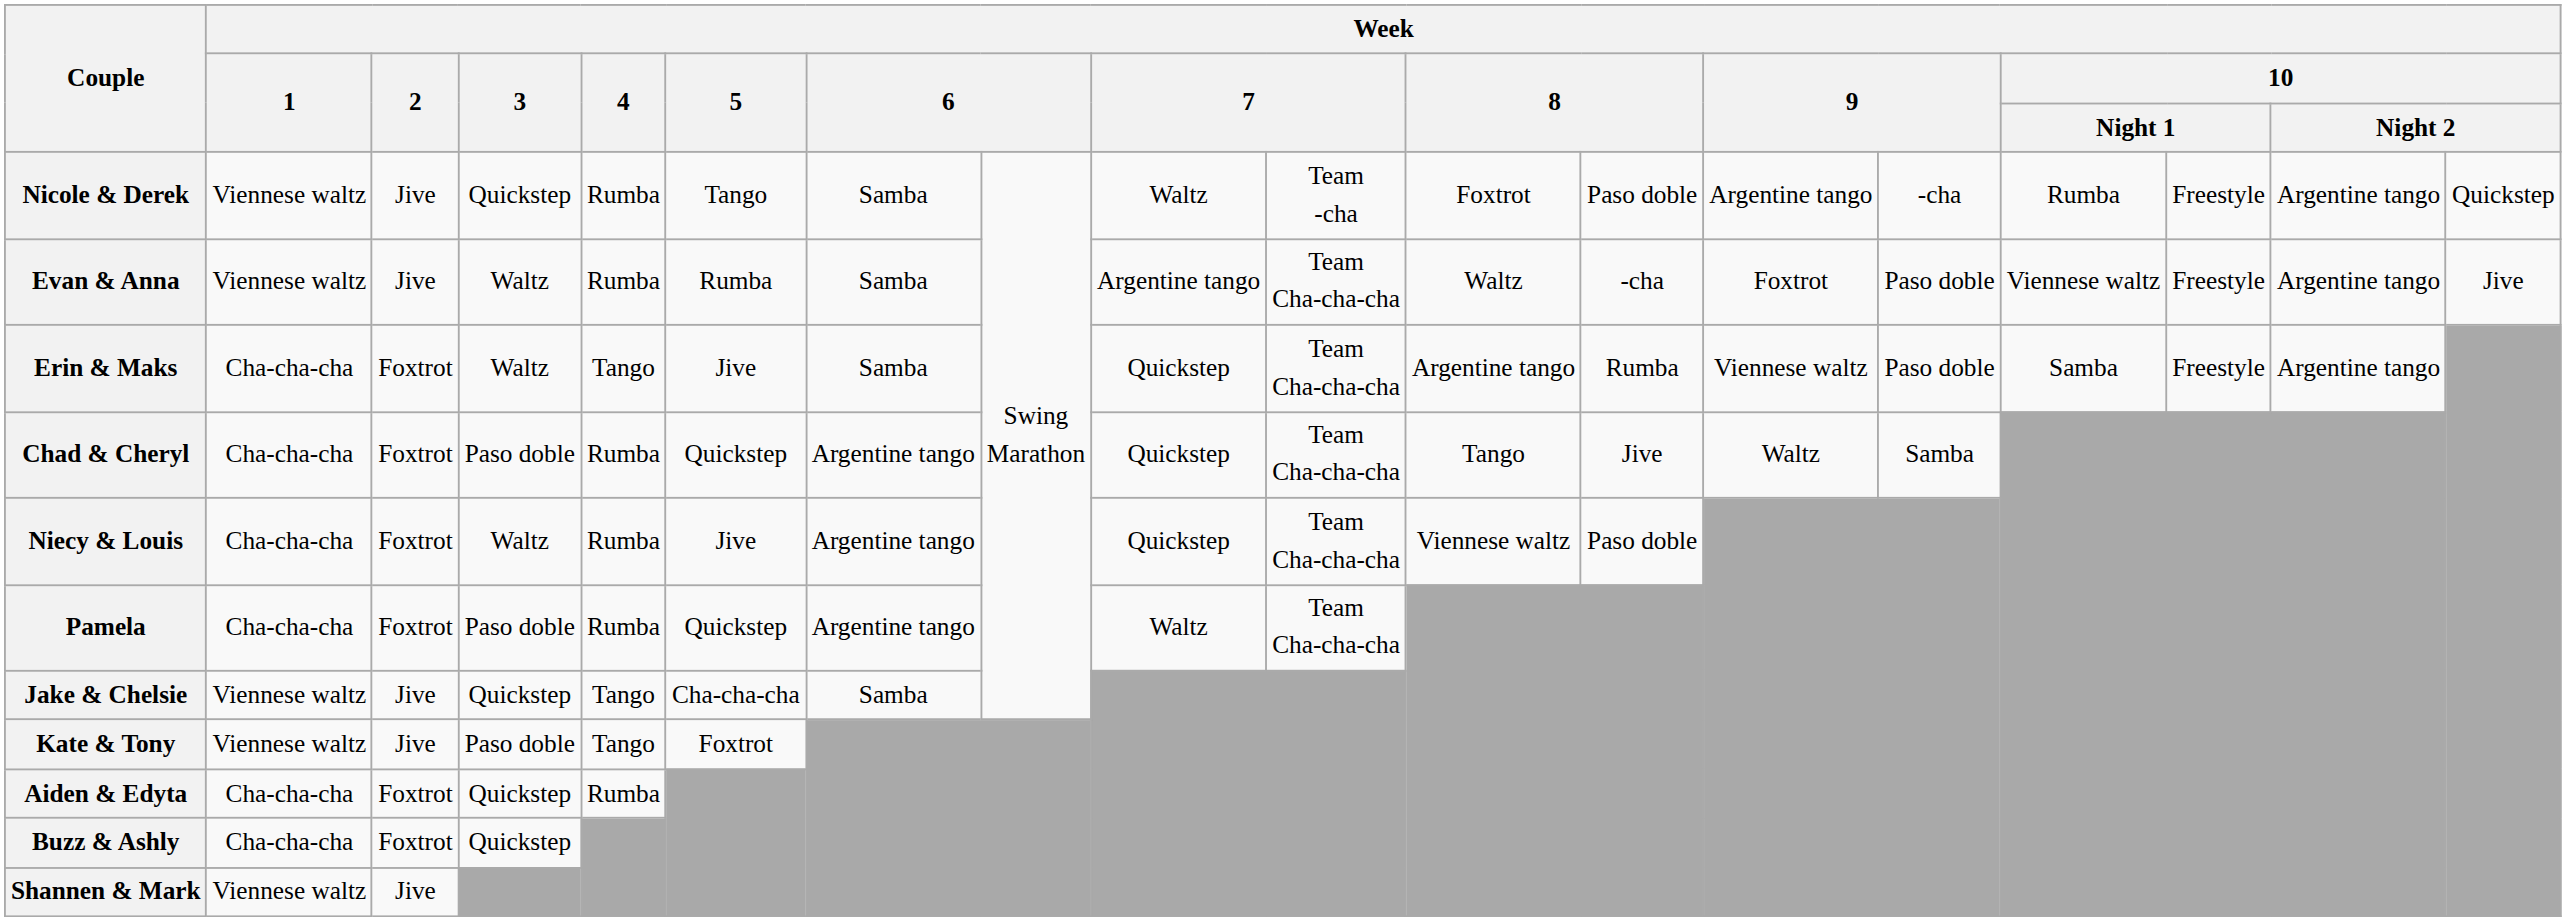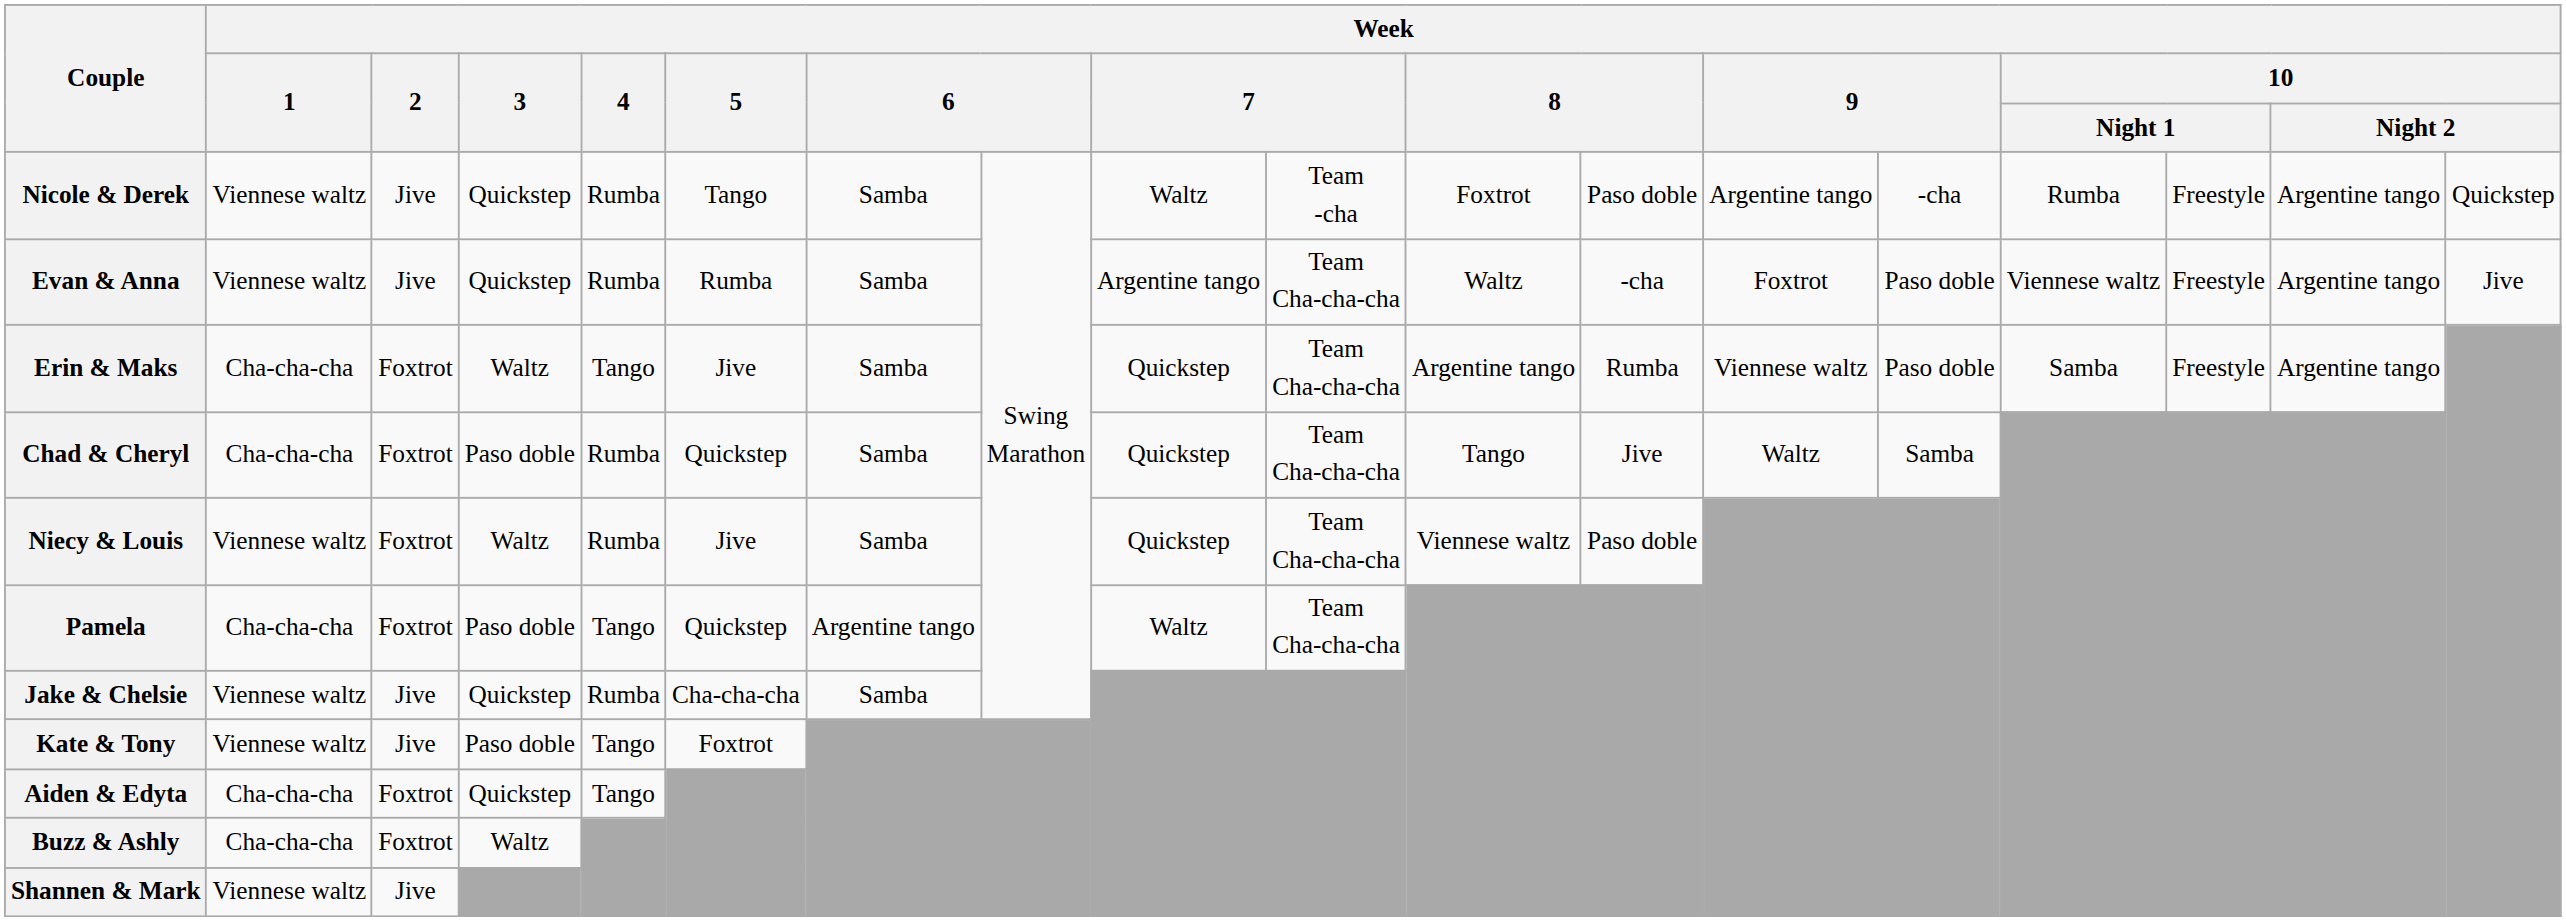(520, 281) Waltz -> (520, 281) Quickstep
(893, 453) Argentine tango -> (893, 453) Samba
(289, 540) Cha-cha-cha -> (289, 540) Viennese waltz
(893, 540) Argentine tango -> (893, 540) Samba
(623, 626) Rumba -> (623, 626) Tango
(623, 694) Tango -> (623, 694) Rumba
(623, 792) Rumba -> (623, 792) Tango
(520, 841) Quickstep -> (520, 841) Waltz
